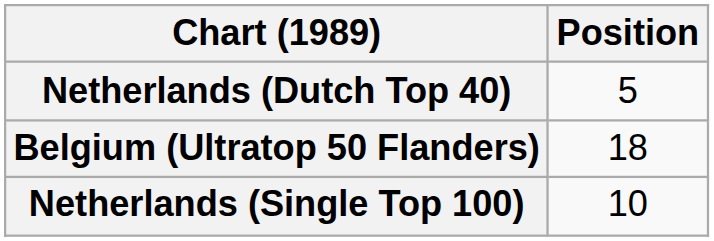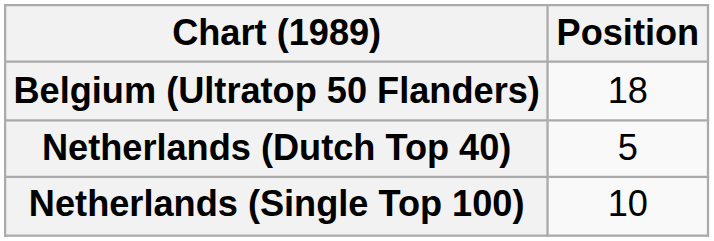rows swapped: (277, 147) <-> (277, 90)
